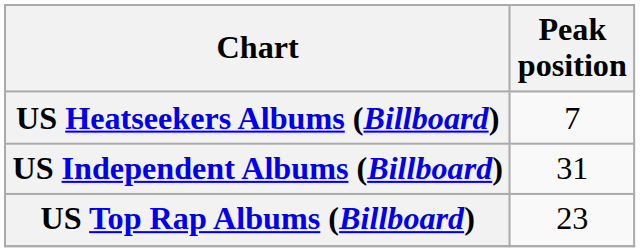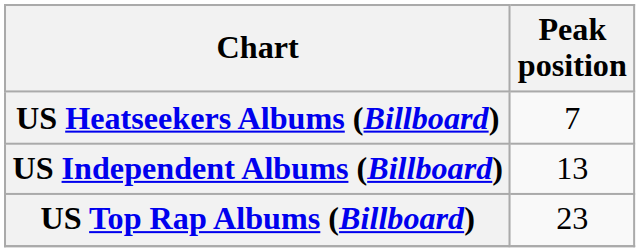(572, 168) 31 -> (572, 168) 13
